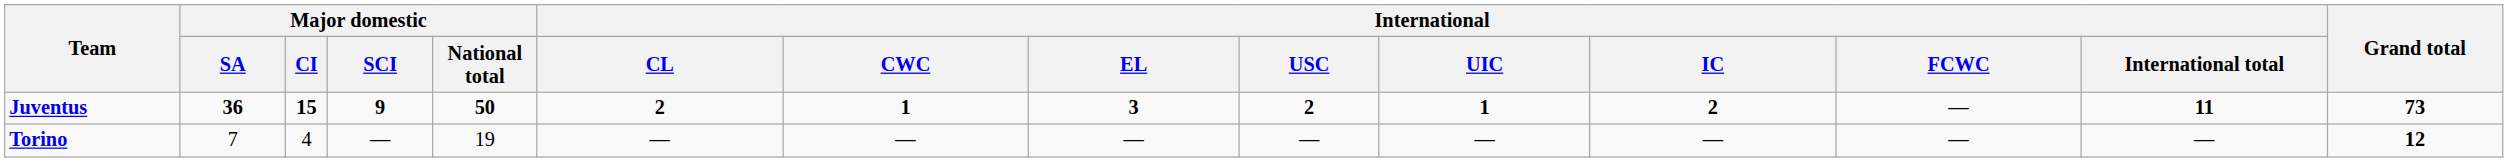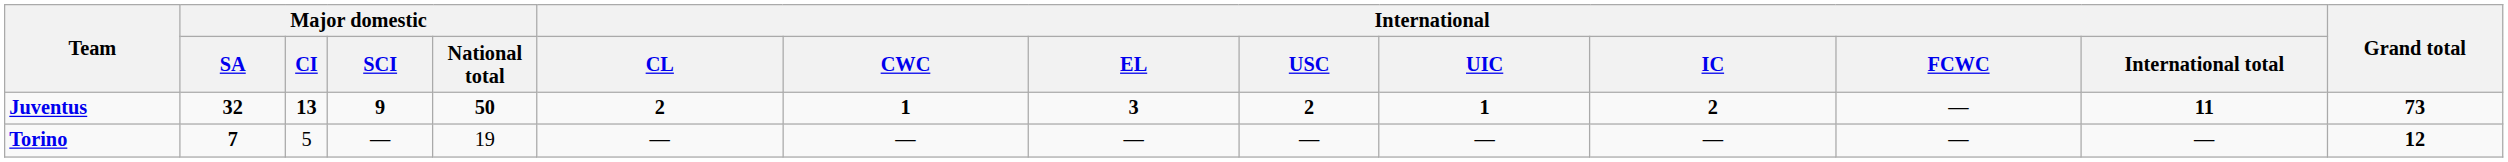(233, 107) 36 -> (233, 107) 32
(306, 107) 15 -> (306, 107) 13
(233, 140) normal -> (233, 140) bold
(306, 140) 4 -> (306, 140) 5
